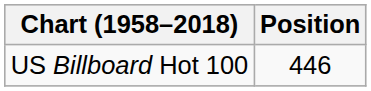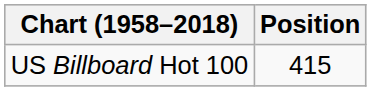(310, 65) 446 -> (310, 65) 415
